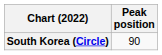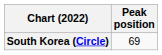(134, 41) 90 -> (134, 41) 69
